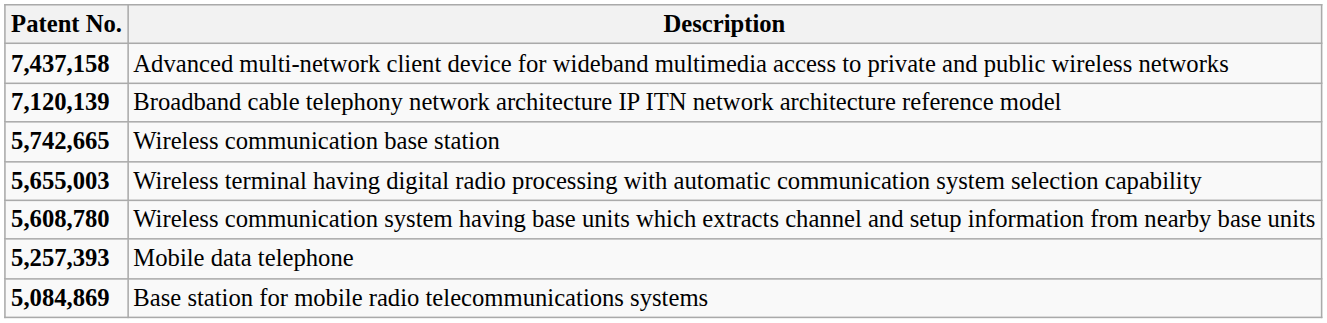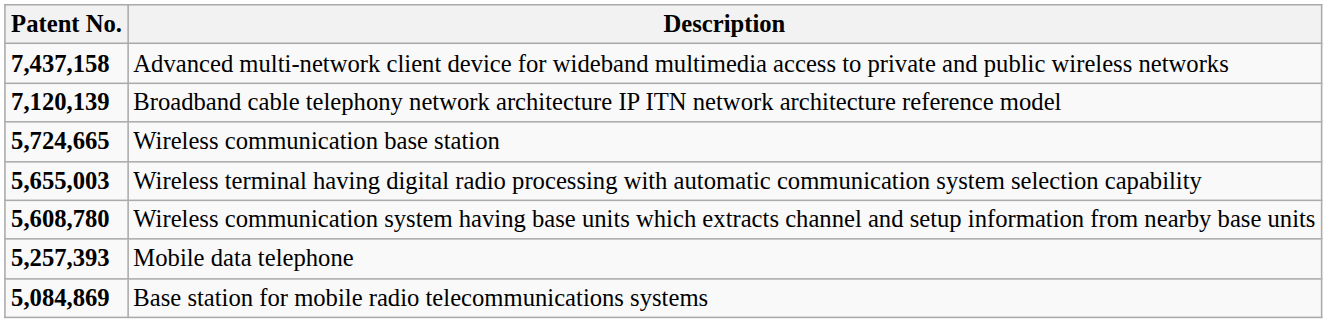(60, 141) 5,742,665 -> (60, 141) 5,724,665
